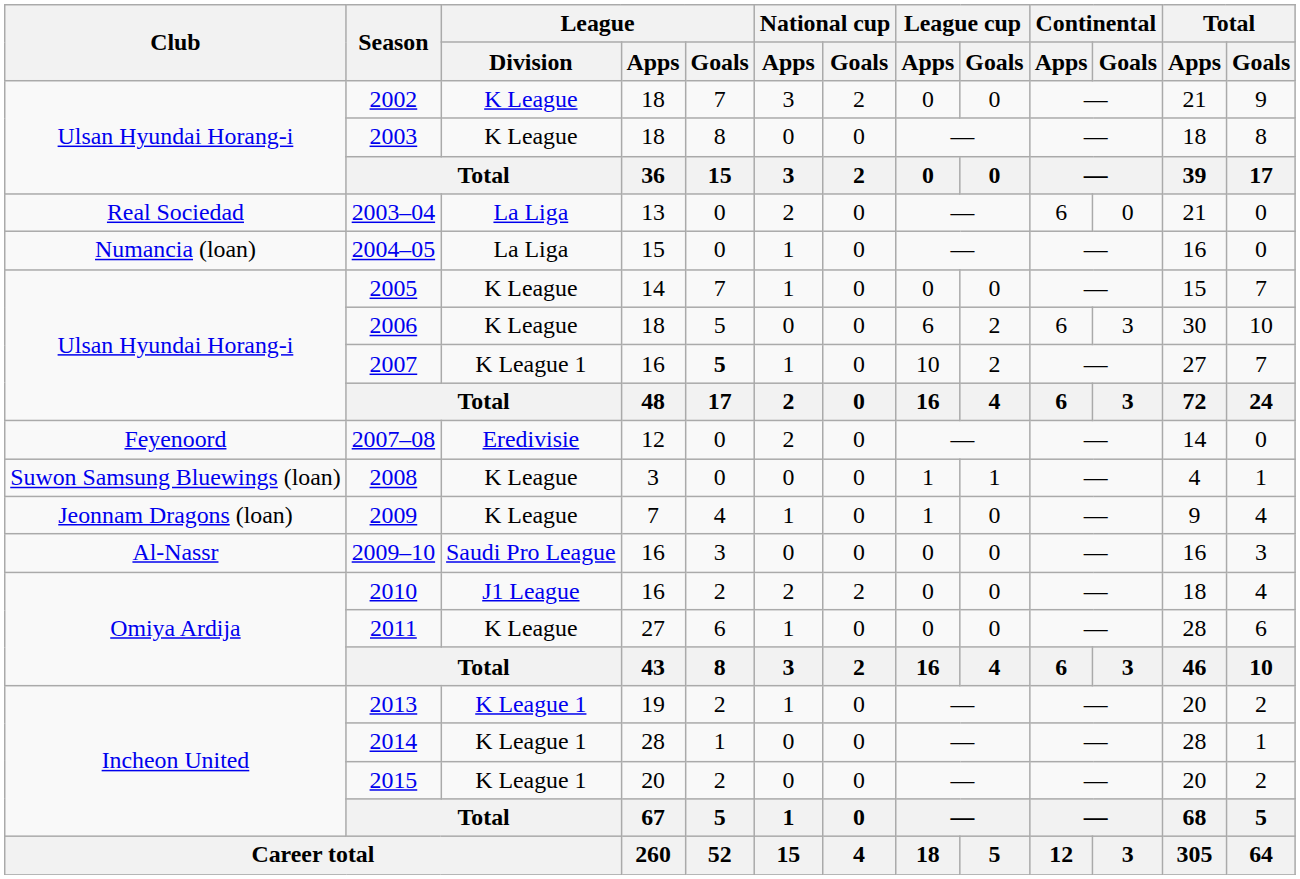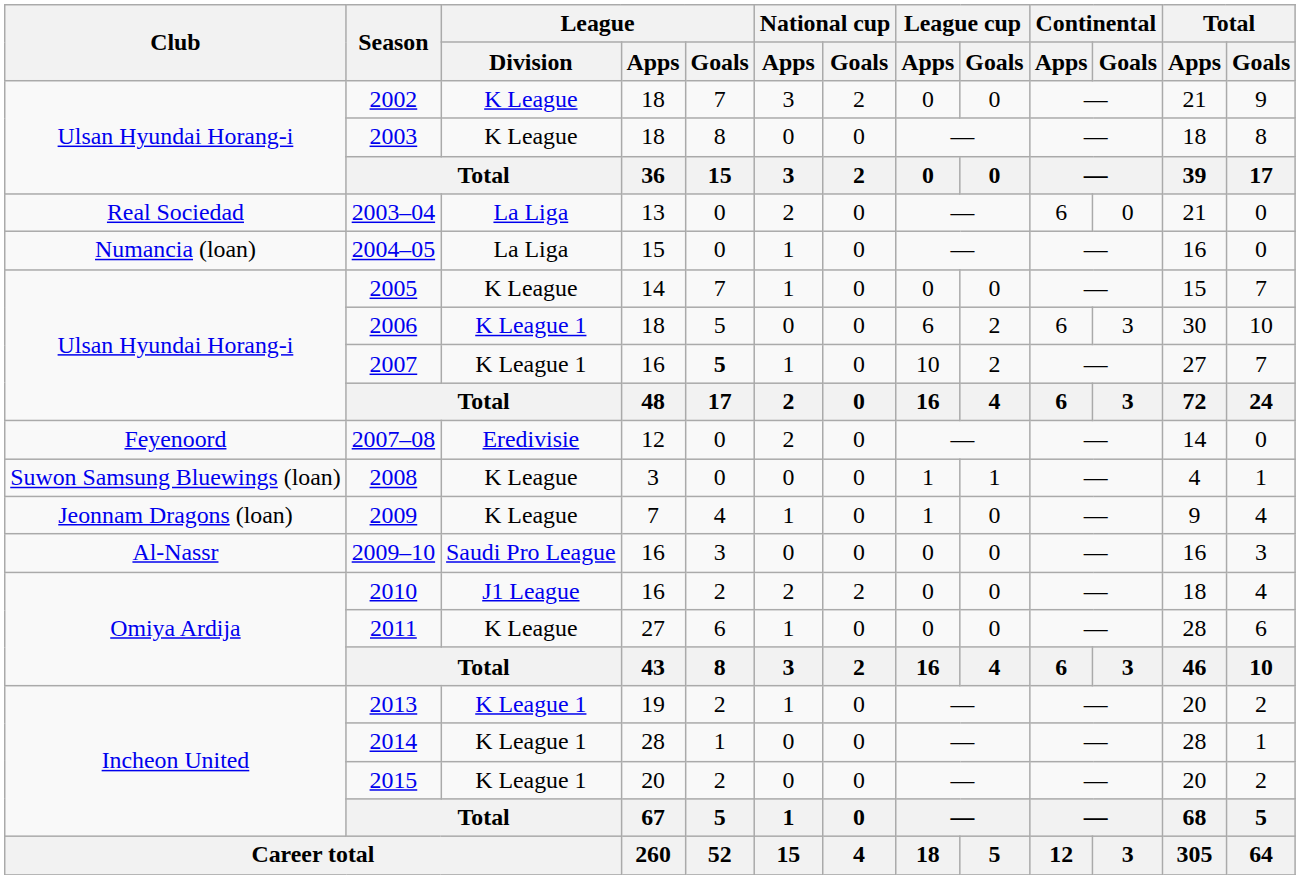(531, 325) K League -> (531, 325) K League 1
